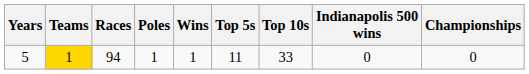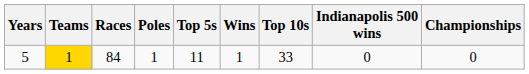columns swapped: (193, 25) <-> (235, 25)
(113, 57) 94 -> (113, 57) 84
